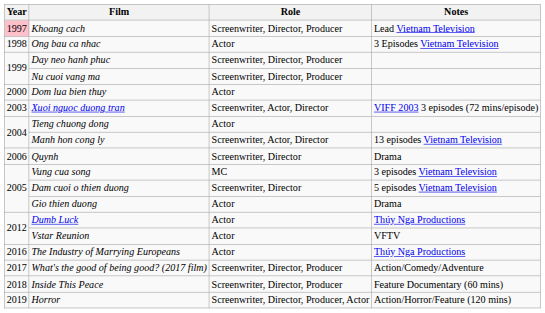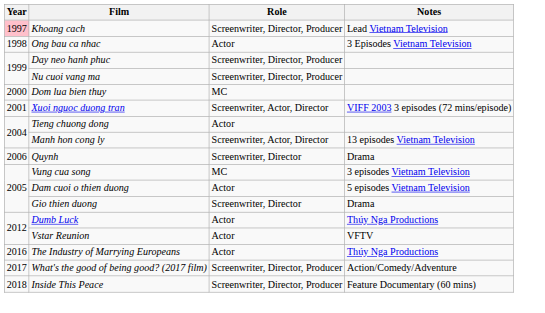(223, 92) Actor -> (219, 92) MC
(17, 108) 2003 -> (17, 108) 2001
(256, 188) Screenwriter, Director -> (223, 188) Actor
(223, 204) Actor -> (256, 204) Screenwriter, Director
- row: (46, 300)
